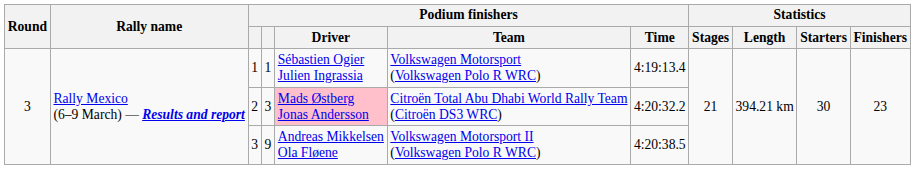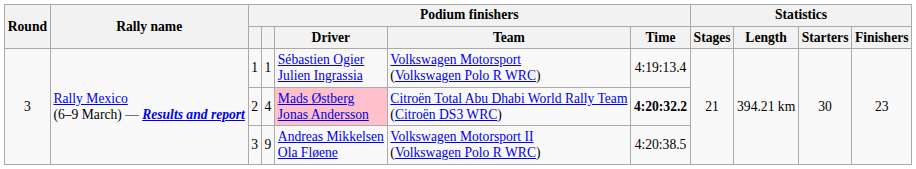(268, 106) 3 -> (268, 106) 4
(660, 106) normal -> (661, 106) bold
